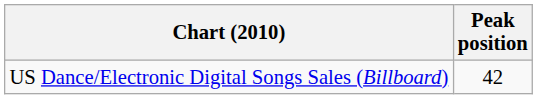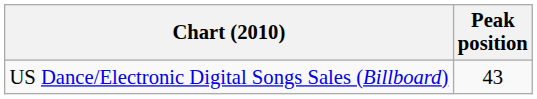(493, 76) 42 -> (493, 76) 43
